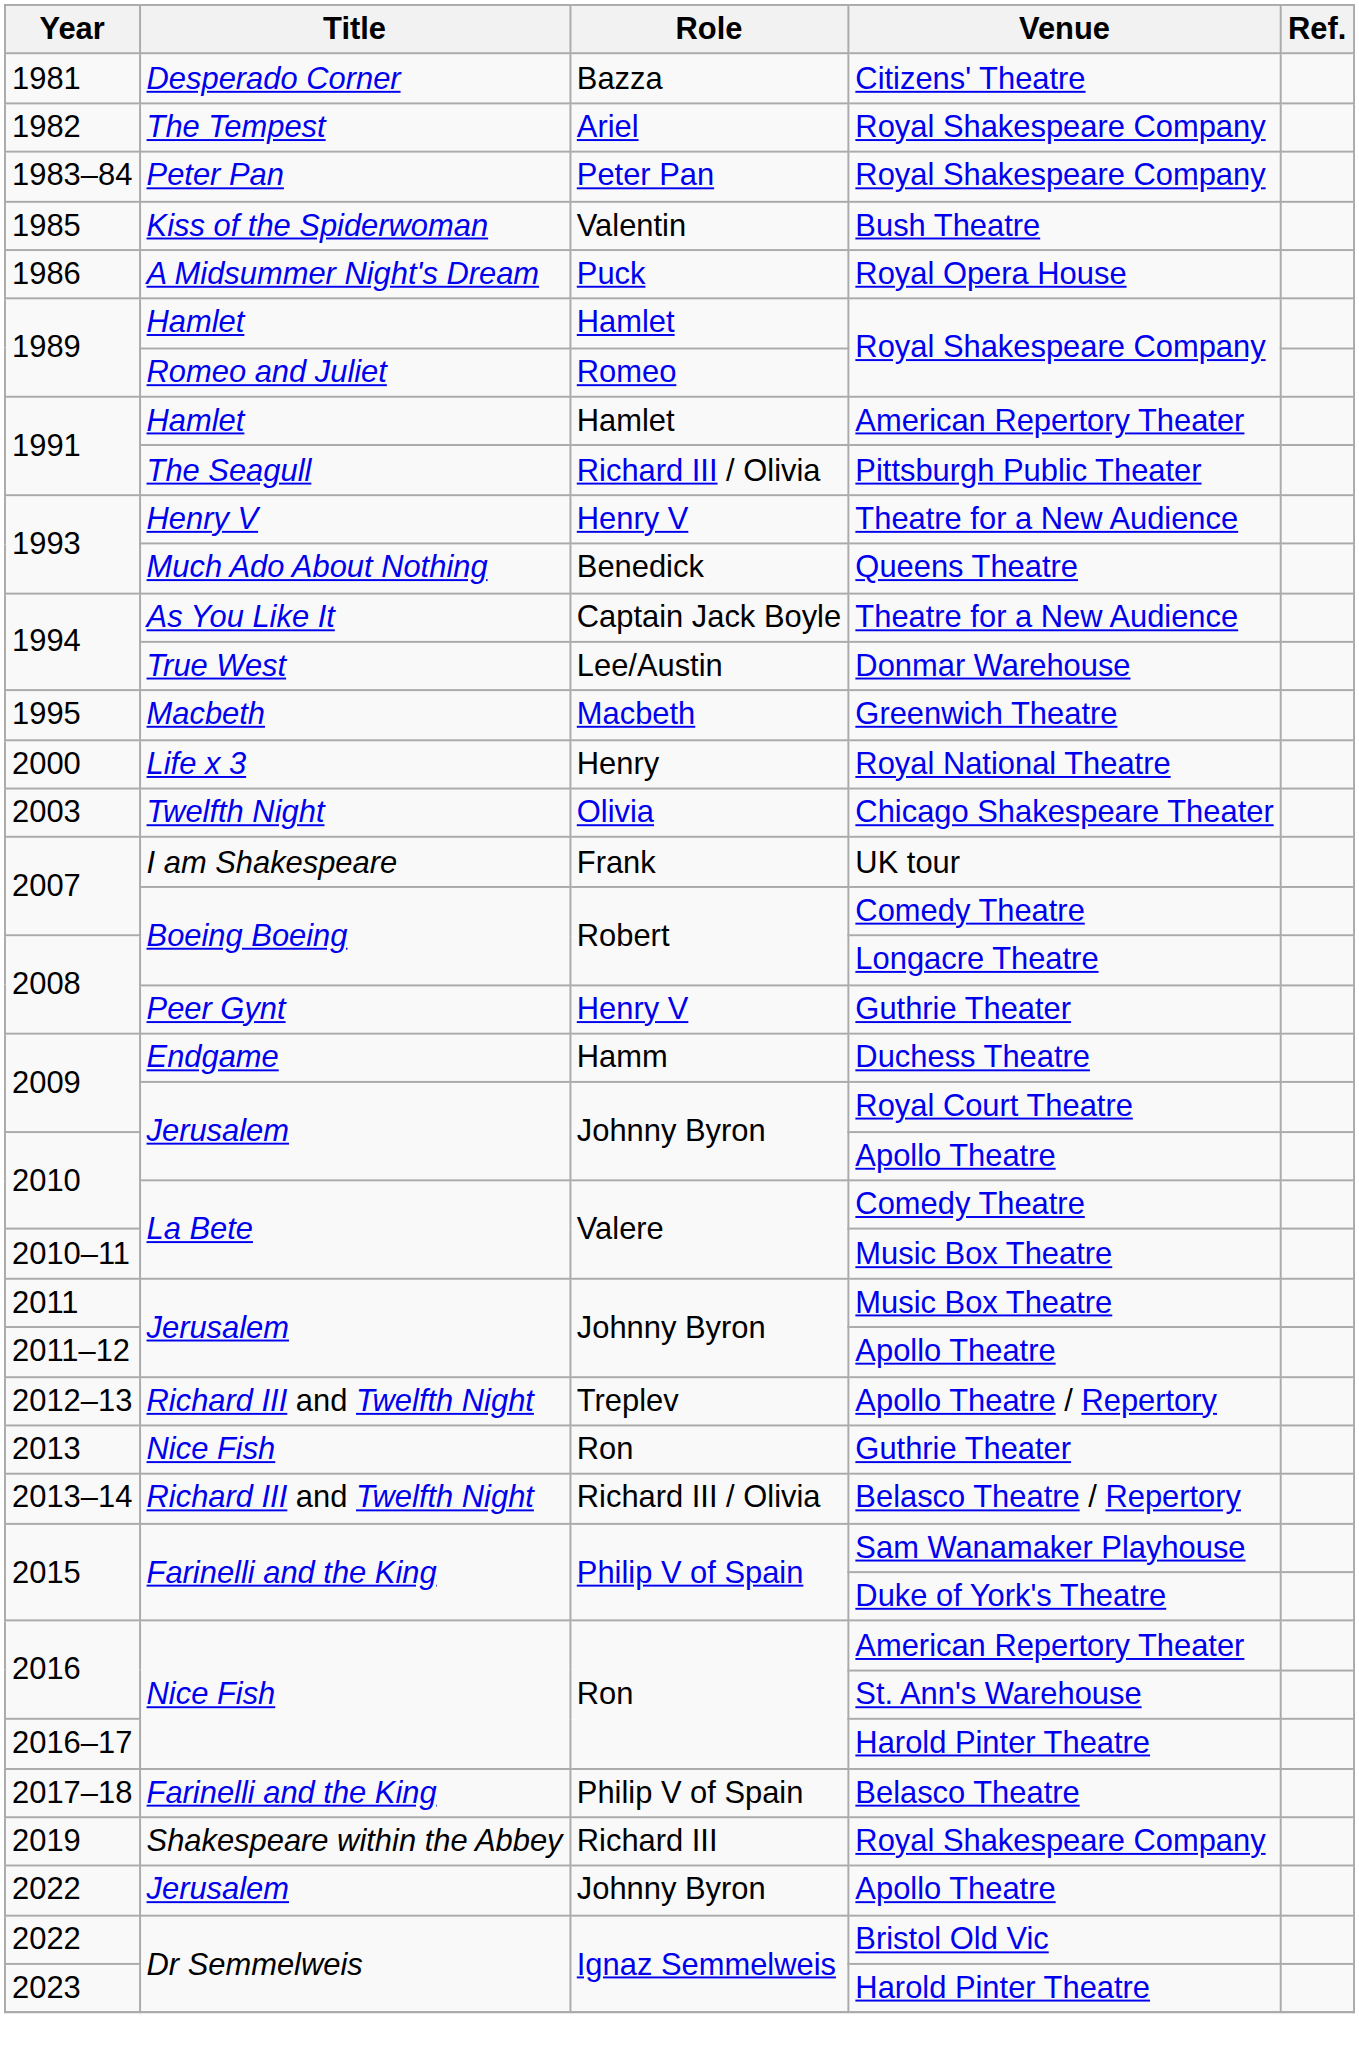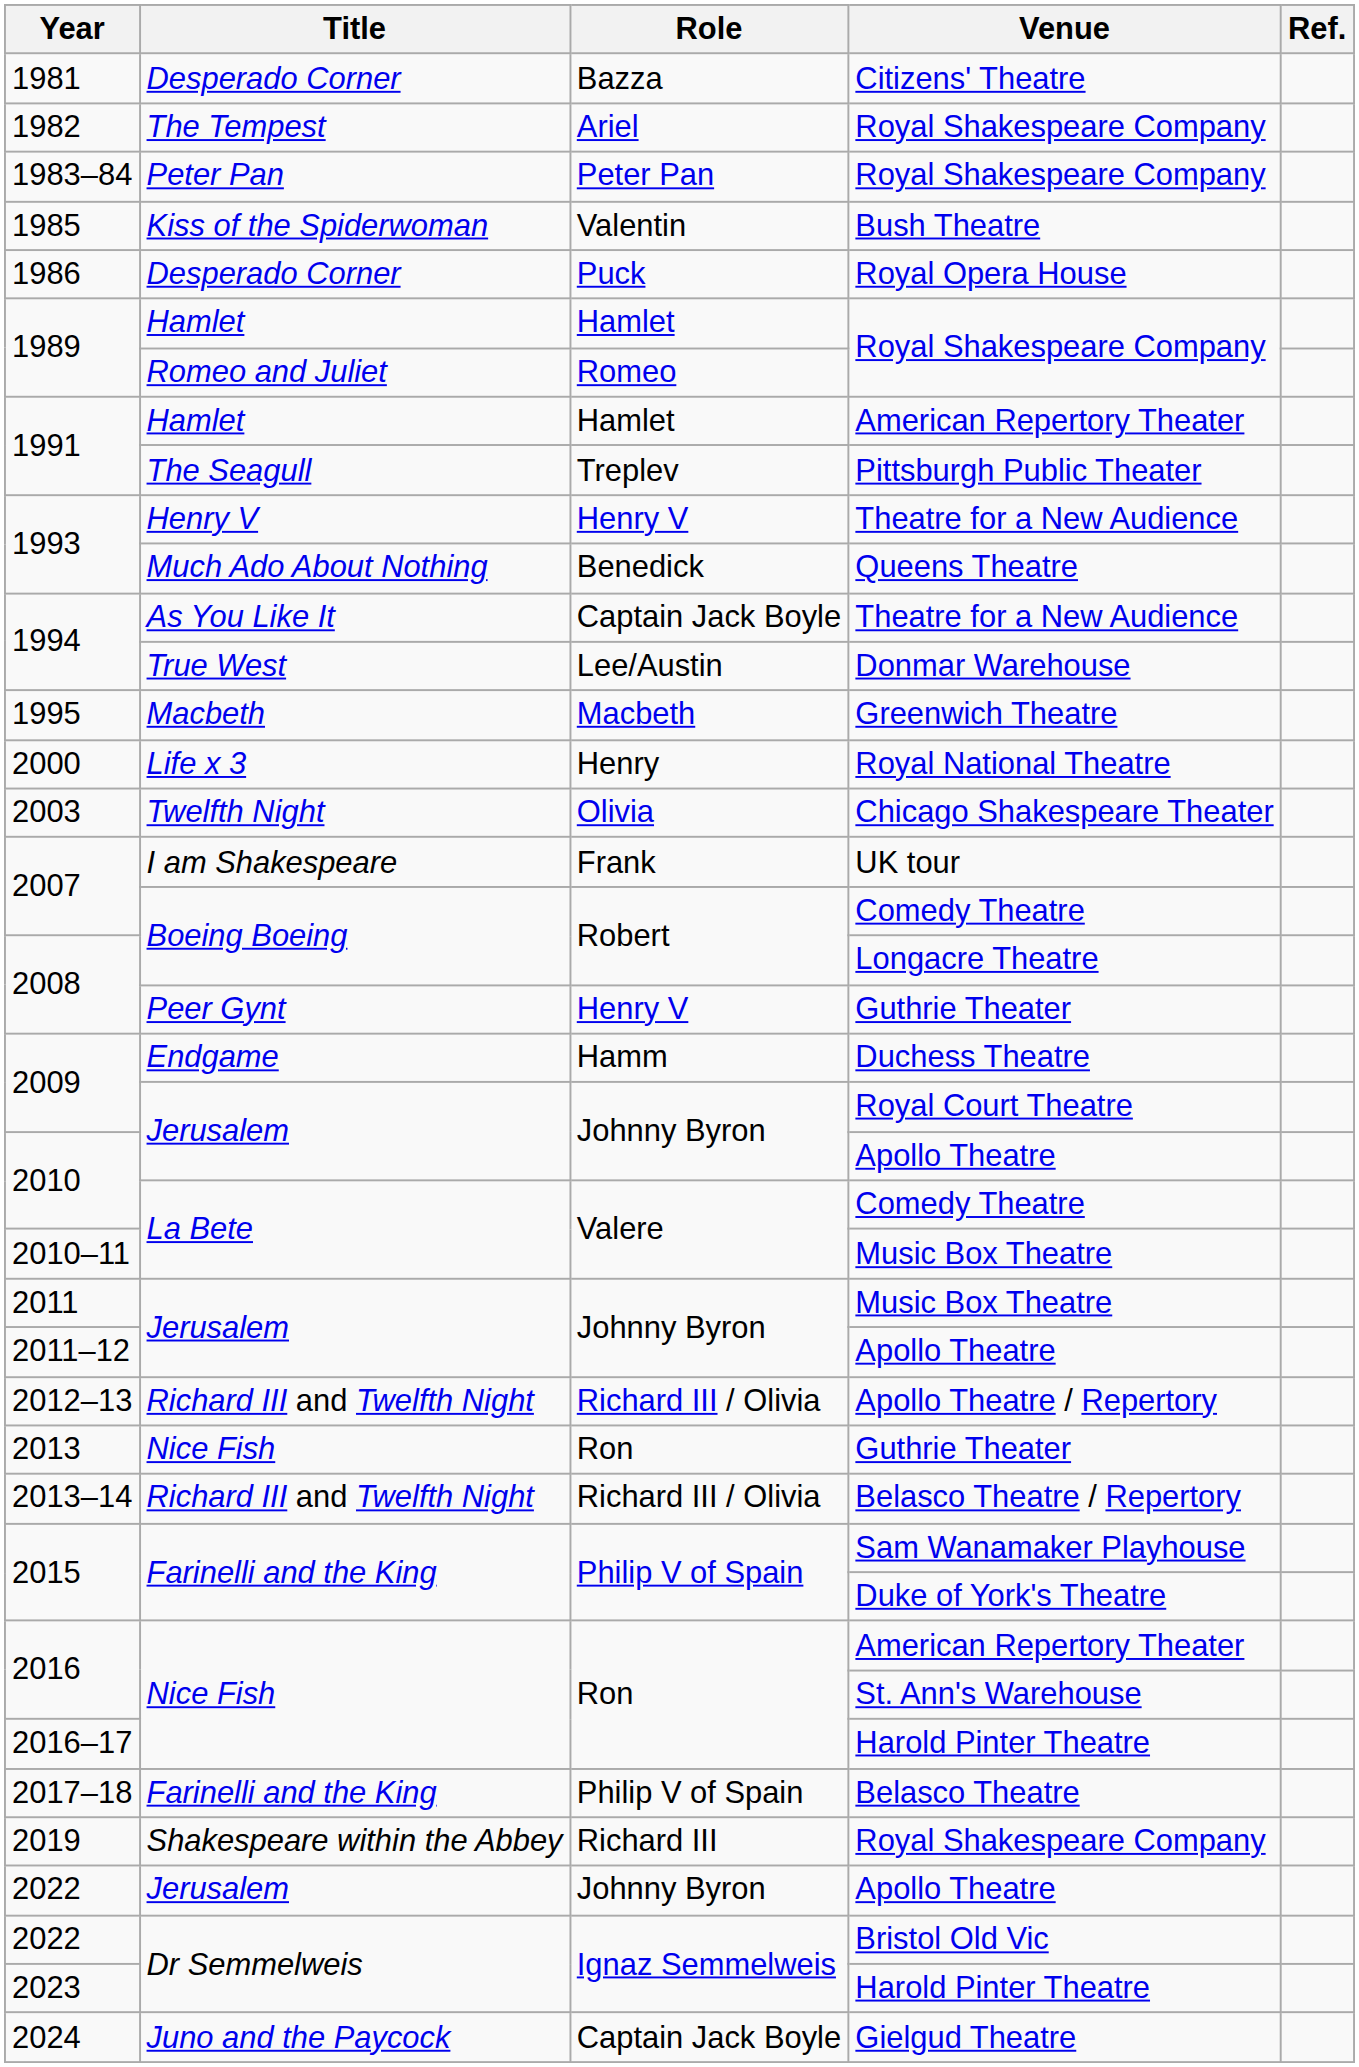(343, 273) A Midsummer Night's Dream -> (274, 273) Desperado Corner
(699, 469) Richard III / Olivia -> (628, 469) Treplev
(628, 1400) Treplev -> (699, 1400) Richard III / Olivia
+ row: (46, 2036)
